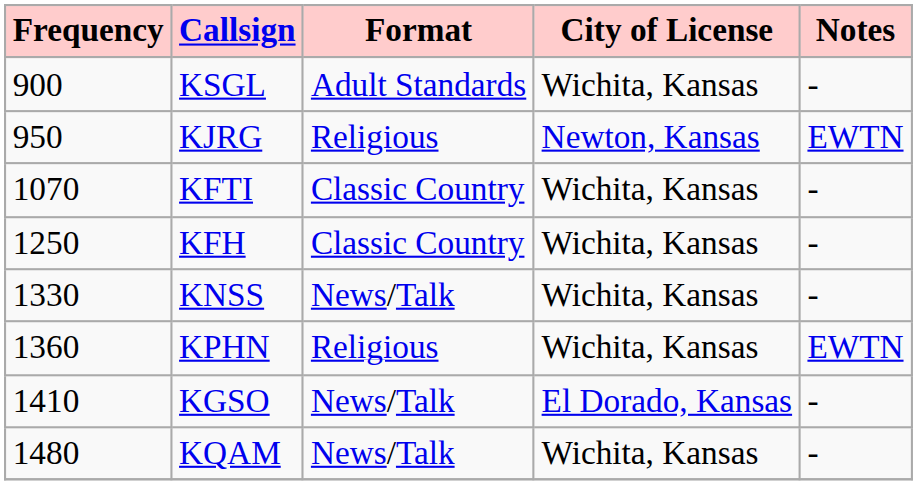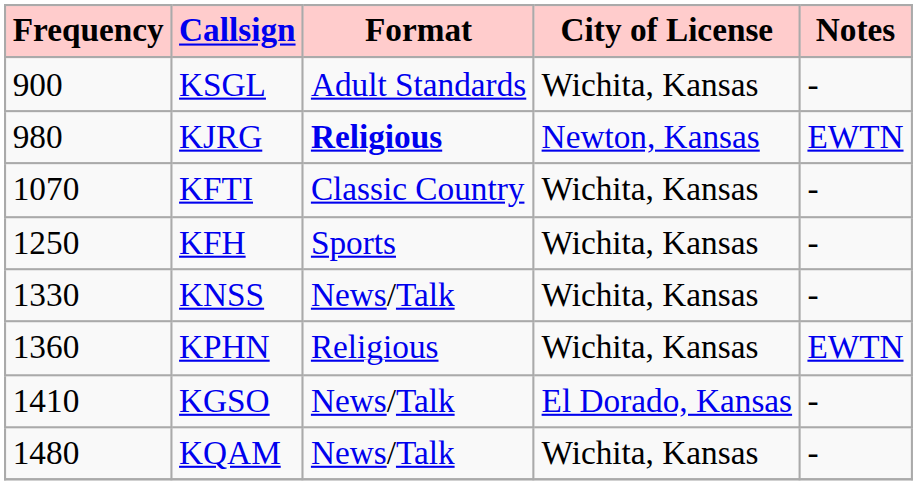(38, 136) 950 -> (38, 136) 980
(375, 136) normal -> (377, 136) bold
(418, 242) Classic Country -> (353, 242) Sports
